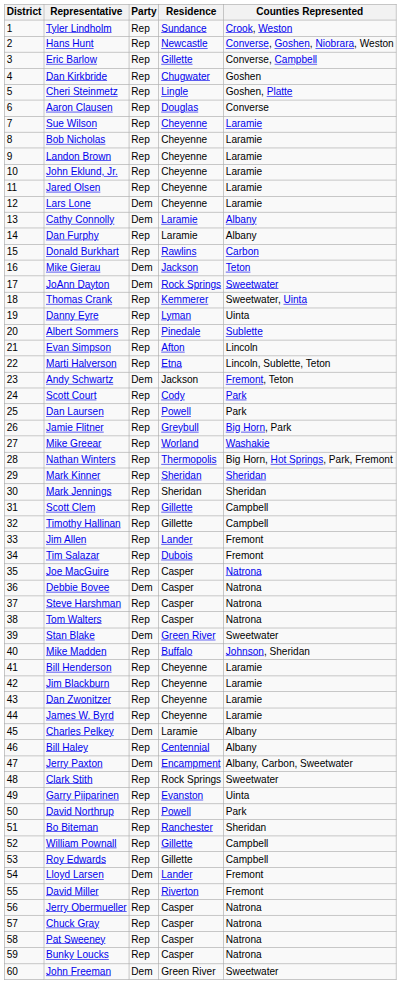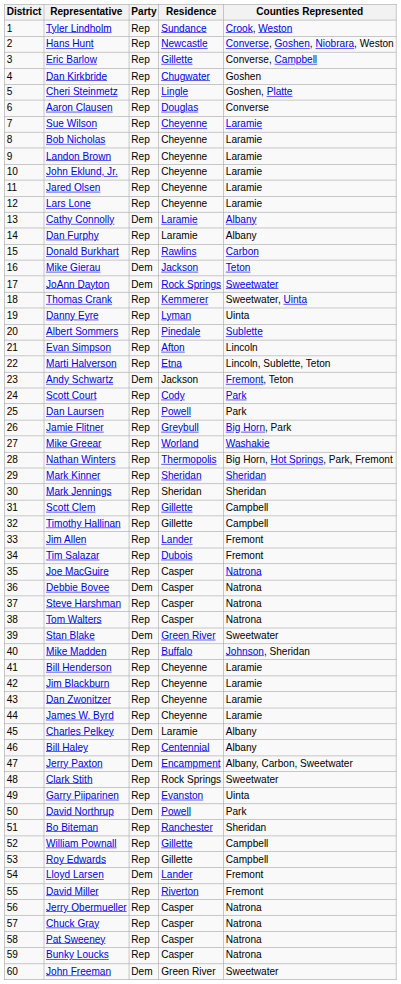(142, 204) Dem -> (141, 204) Rep
(141, 811) Rep -> (142, 811) Dem
